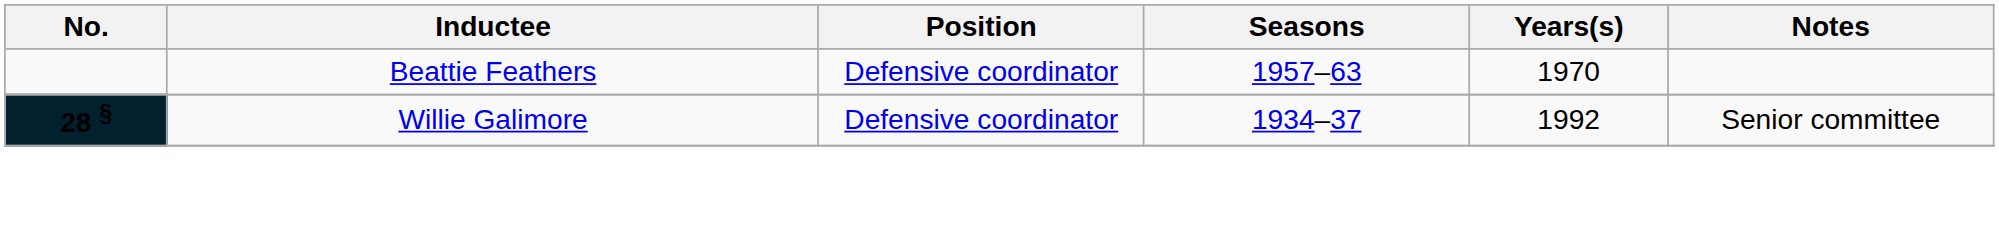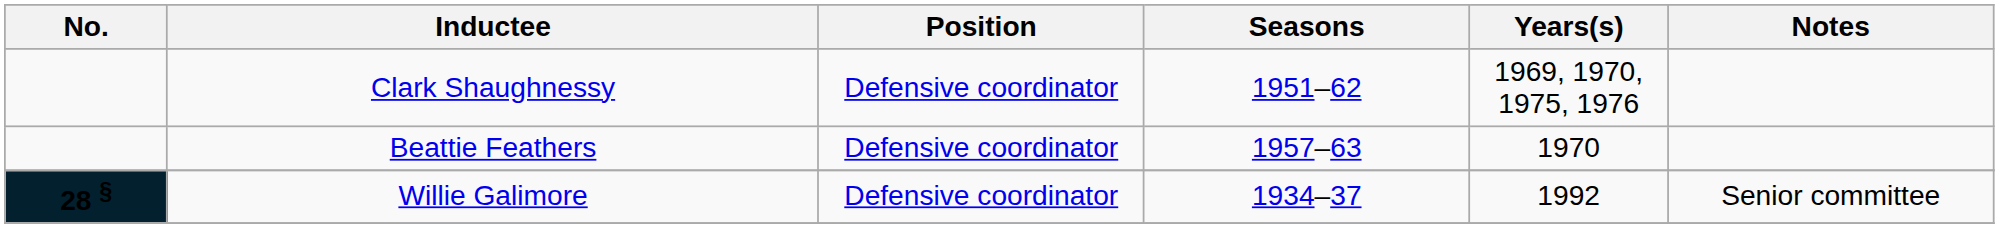+ row: (493, 87)
